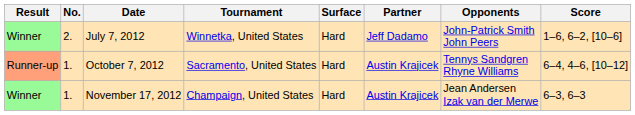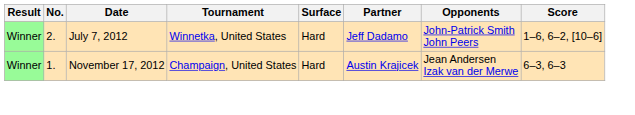- row: (125, 65)
